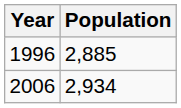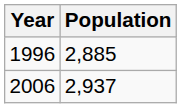(91, 86) 2,934 -> (91, 86) 2,937
